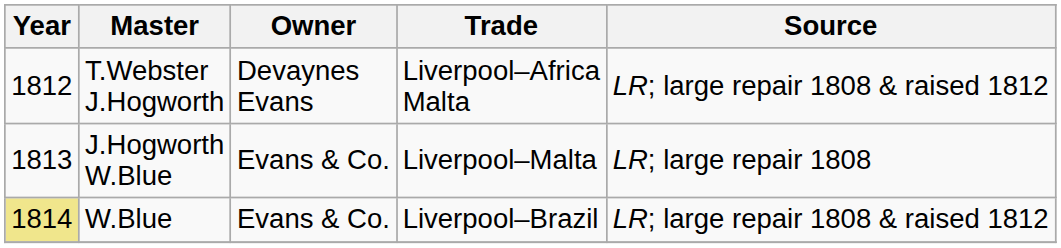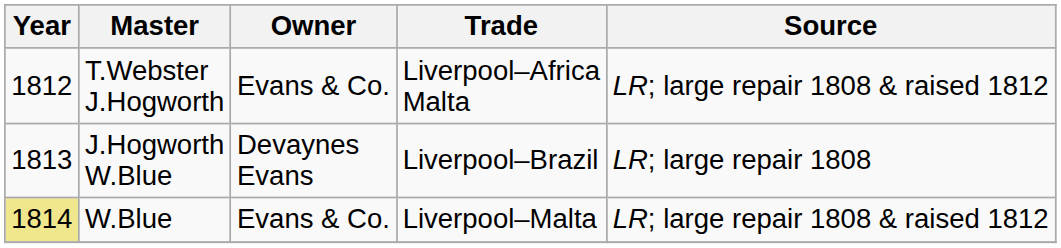(298, 85) Devaynes Evans -> (313, 85) Evans & Co.
(313, 160) Evans & Co. -> (298, 160) Devaynes Evans
(500, 160) Liverpool–Malta -> (501, 160) Liverpool–Brazil
(501, 219) Liverpool–Brazil -> (500, 219) Liverpool–Malta
